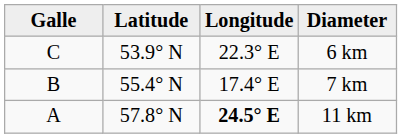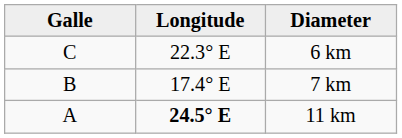- column: (151, 20)
